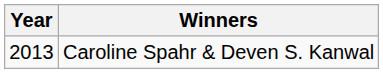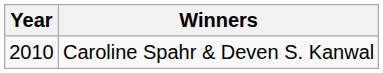(31, 52) 2013 -> (31, 52) 2010
